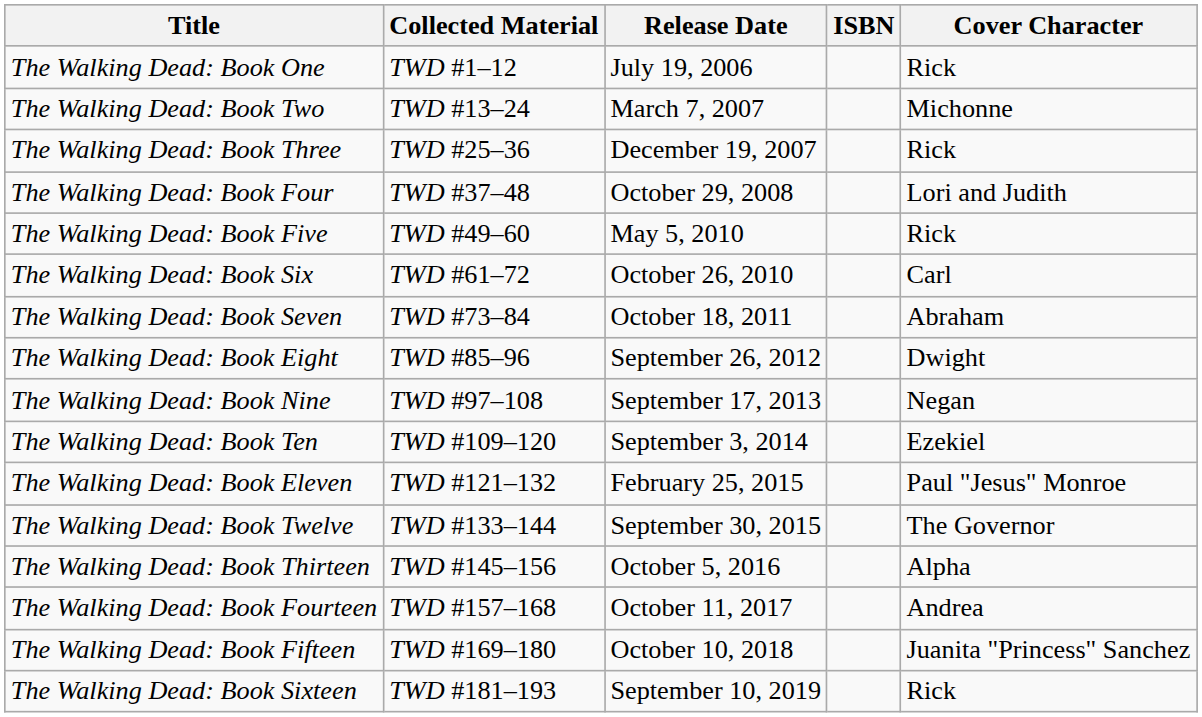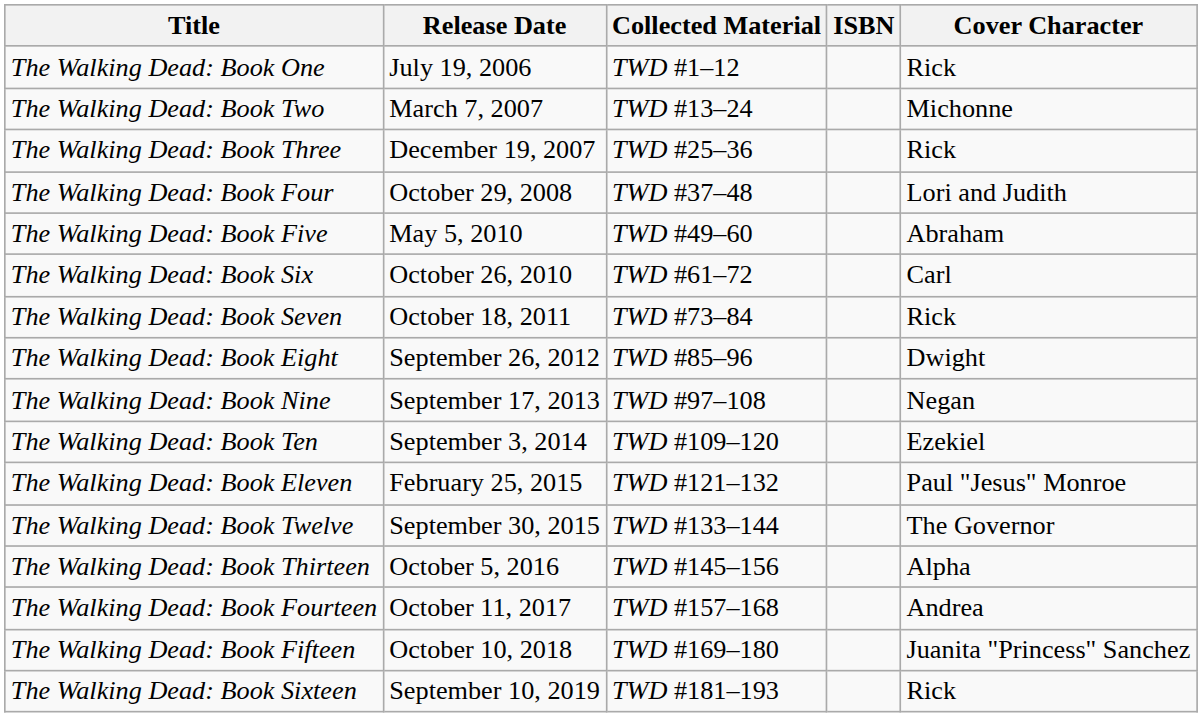columns swapped: (494, 25) <-> (716, 25)
(931, 233) Rick -> (955, 233) Abraham
(955, 316) Abraham -> (931, 316) Rick
